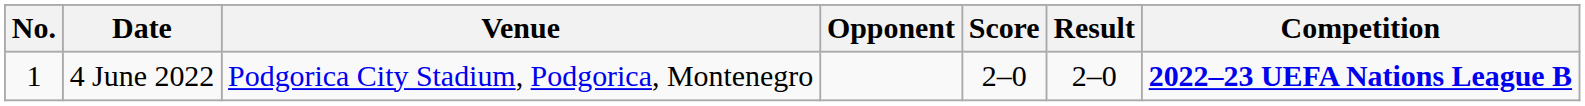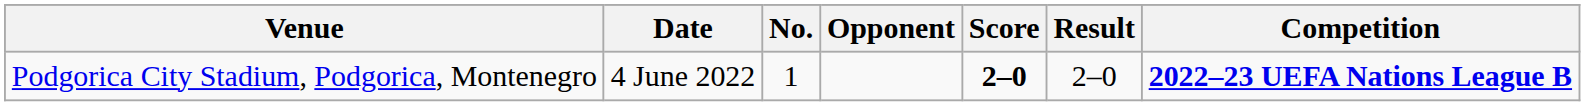columns swapped: (34, 28) <-> (521, 28)
(1004, 75) normal -> (1004, 75) bold
